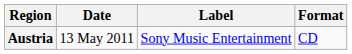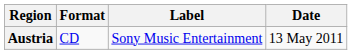columns swapped: (97, 15) <-> (321, 15)
